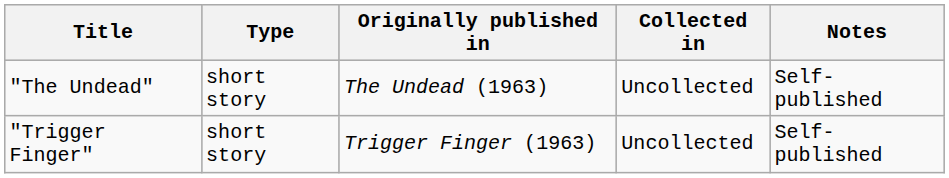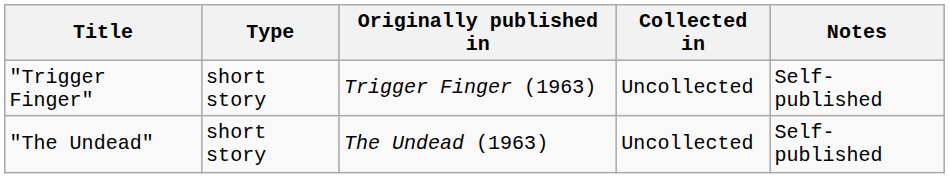rows swapped: (82, 88) <-> (58, 144)
